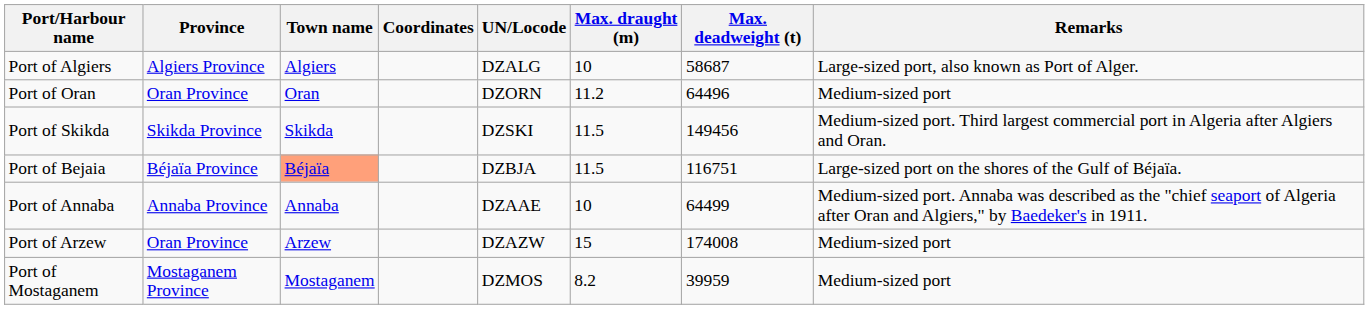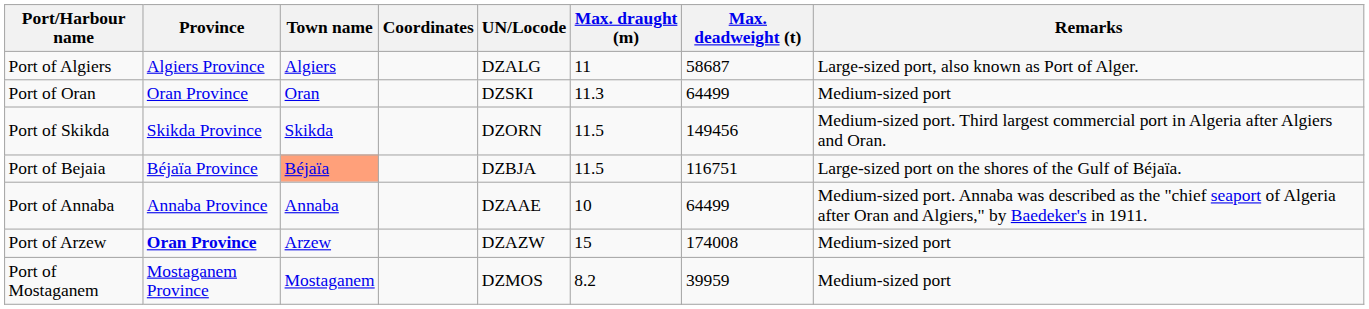(583, 65) 10 -> (583, 65) 11
(512, 93) DZORN -> (508, 93) DZSKI
(589, 93) 11.2 -> (589, 93) 11.3
(708, 93) 64496 -> (708, 93) 64499
(508, 130) DZSKI -> (512, 130) DZORN
(197, 243) normal -> (202, 243) bold
